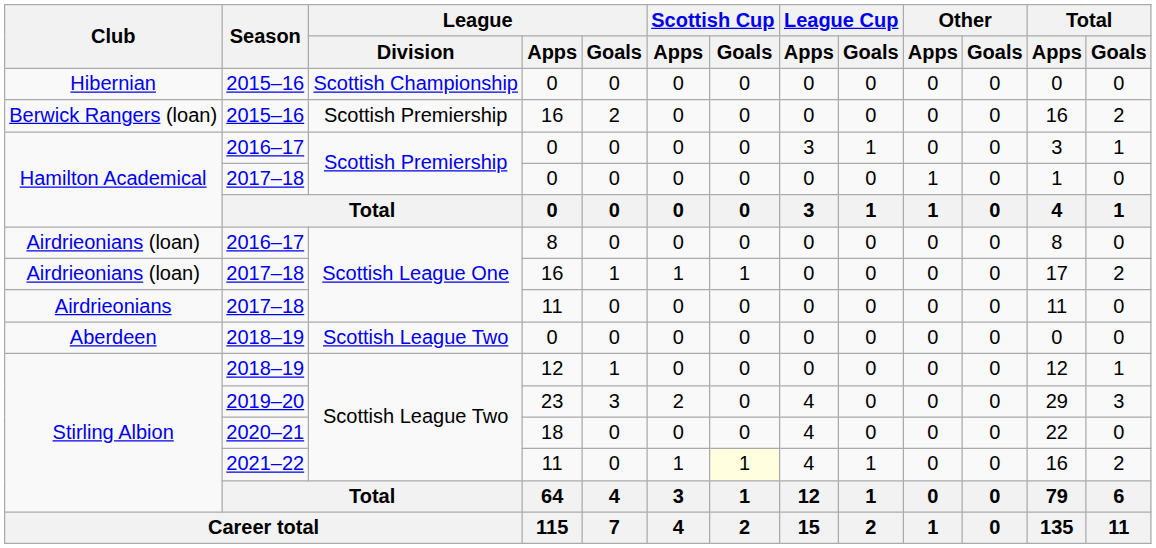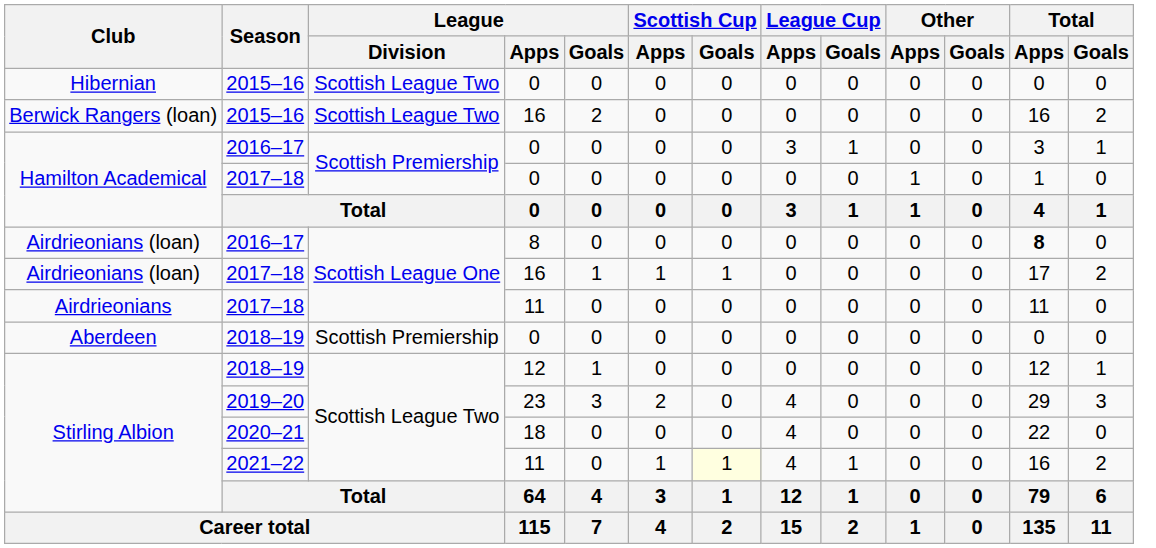(416, 83) Scottish Championship -> (407, 83) Scottish League Two
(416, 115) Scottish Premiership -> (407, 115) Scottish League Two
(1057, 242) normal -> (1039, 242) bold
(416, 337) Scottish League Two -> (407, 337) Scottish Premiership
